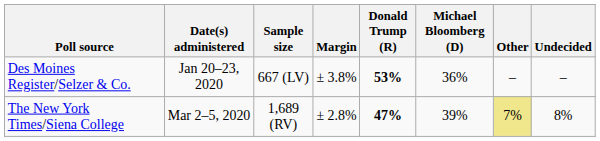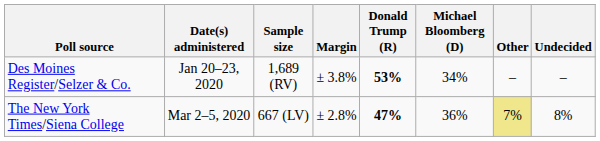(283, 77) 667 (LV) -> (283, 77) 1,689 (RV)
(455, 77) 36% -> (455, 77) 34%
(283, 116) 1,689 (RV) -> (283, 116) 667 (LV)
(455, 116) 39% -> (455, 116) 36%
